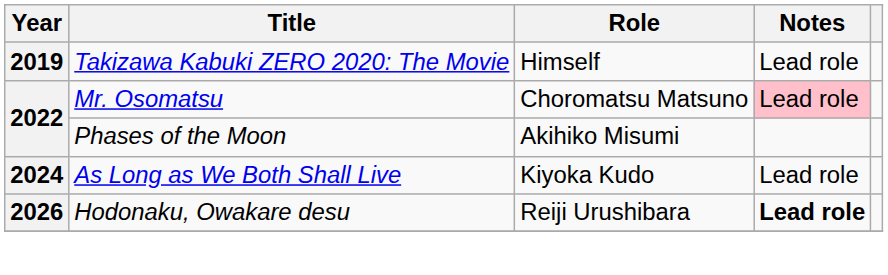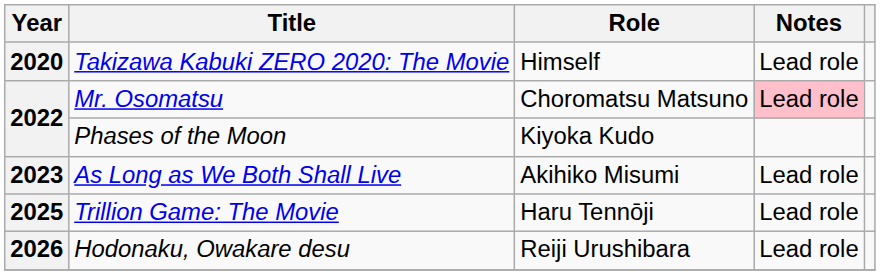(37, 61) 2019 -> (37, 61) 2020
(600, 136) Akihiko Misumi -> (587, 136) Kiyoka Kudo
(37, 174) 2024 -> (37, 174) 2023
(587, 174) Kiyoka Kudo -> (600, 174) Akihiko Misumi
+ row: (207, 212)
(812, 212) bold -> (809, 250) normal
